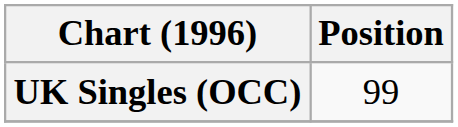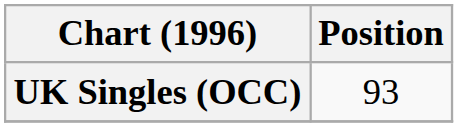(381, 91) 99 -> (381, 91) 93
